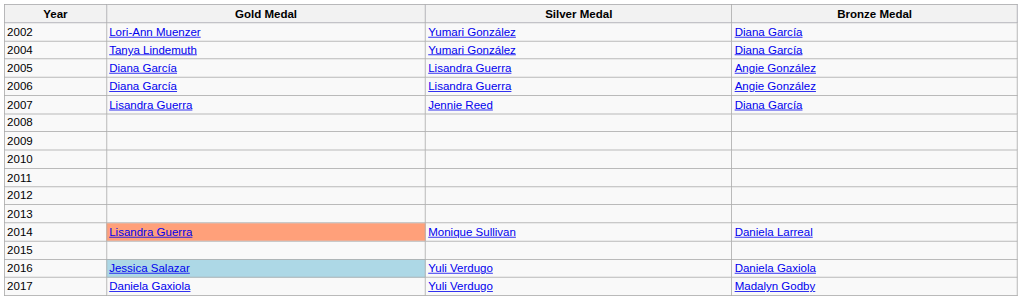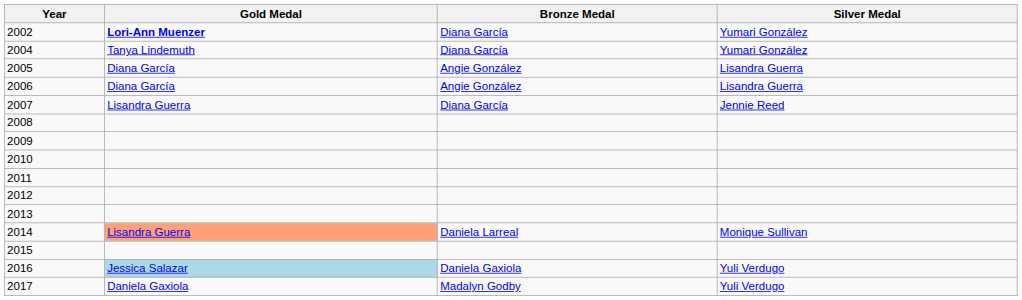columns swapped: (579, 14) <-> (875, 14)
(155, 32) normal -> (156, 32) bold
